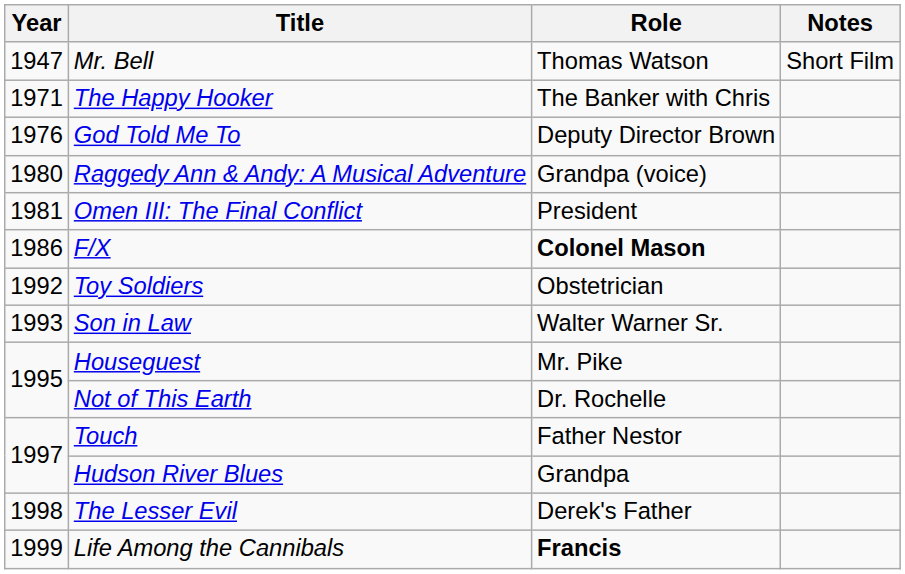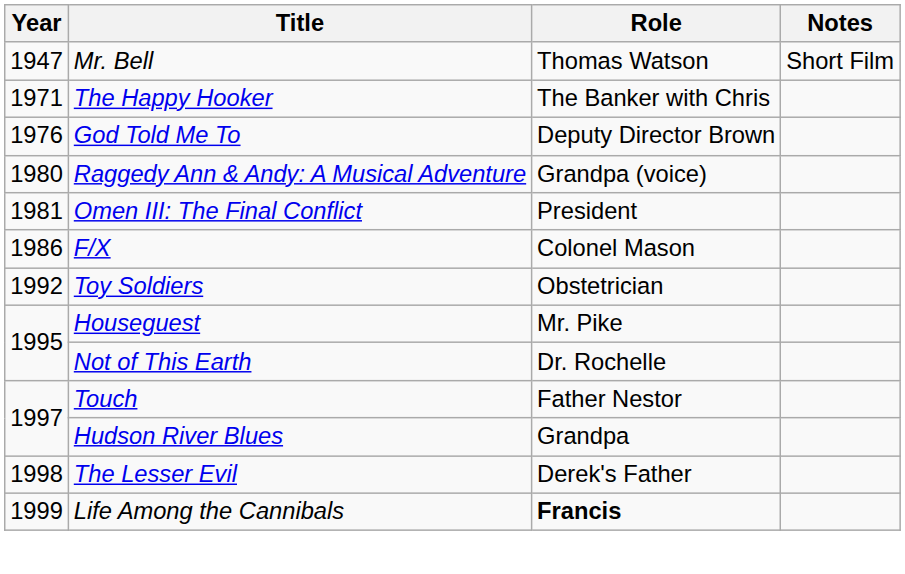(621, 248) bold -> (616, 248) normal
- row: (132, 323)
